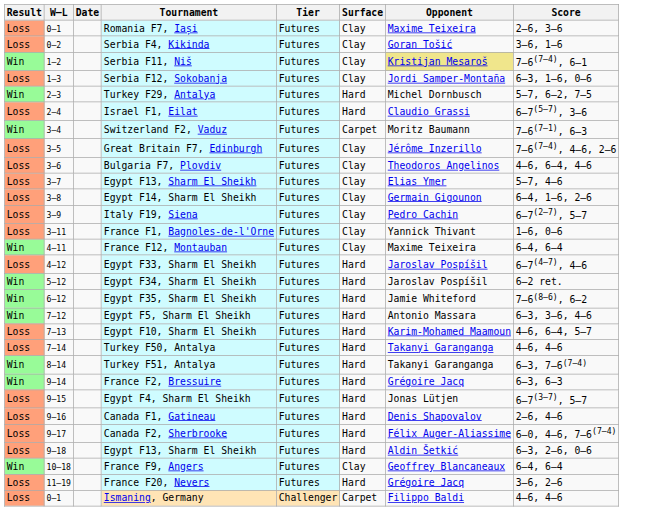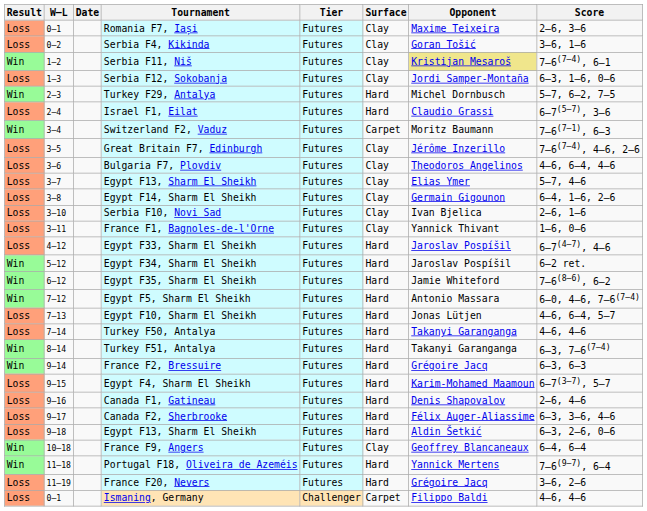- row: (54, 215)
+ row: (56, 214)
- row: (56, 248)
(554, 316) 6–3, 3–6, 4–6 -> (590, 299) 6–0, 4–6, 7–6(7–4)
(449, 332) Karim-Mohamed Maamoun -> (446, 316) Jonas Lütjen
(423, 399) Jonas Lütjen -> (473, 383) Karim-Mohamed Maamoun
(566, 433) 6–0, 4–6, 7–6(7–4) -> (577, 416) 6–3, 3–6, 4–6
+ row: (59, 466)
